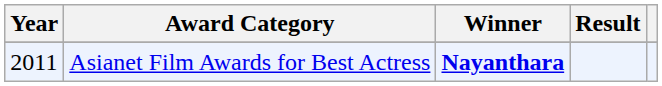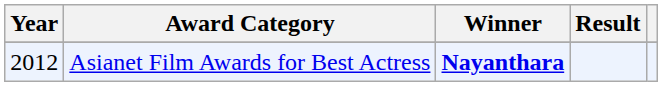(34, 61) 2011 -> (34, 61) 2012
